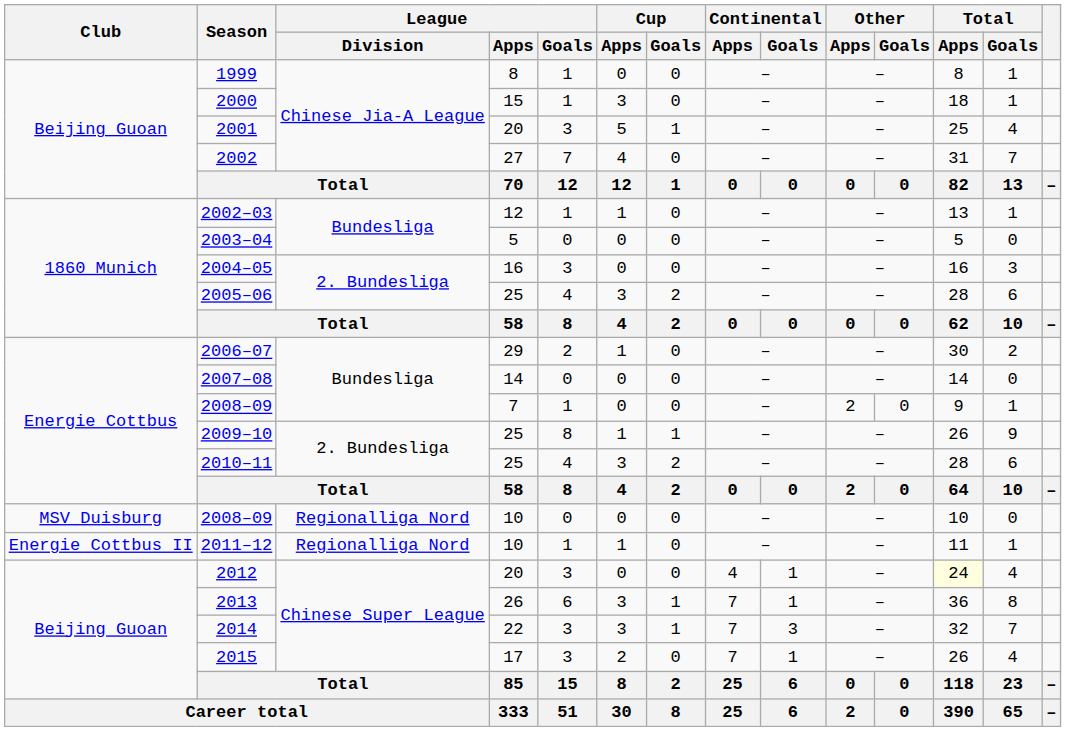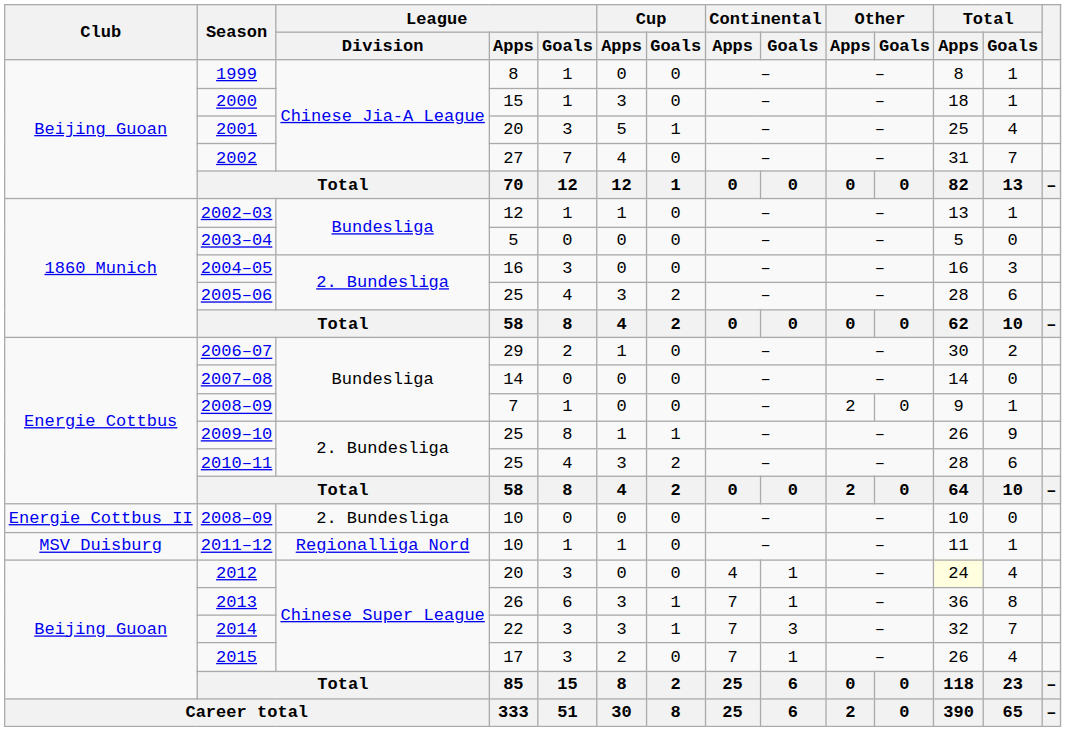(101, 518) MSV Duisburg -> (101, 518) Energie Cottbus II
(383, 518) Regionalliga Nord -> (383, 518) 2. Bundesliga
(101, 546) Energie Cottbus II -> (101, 546) MSV Duisburg
